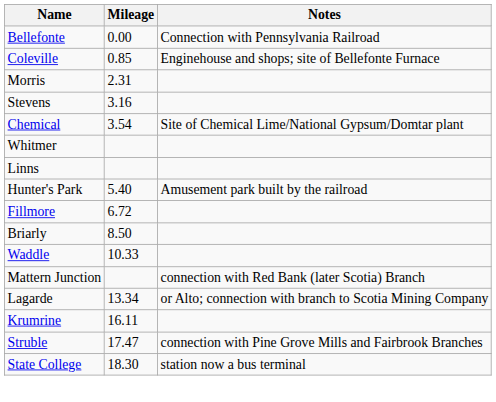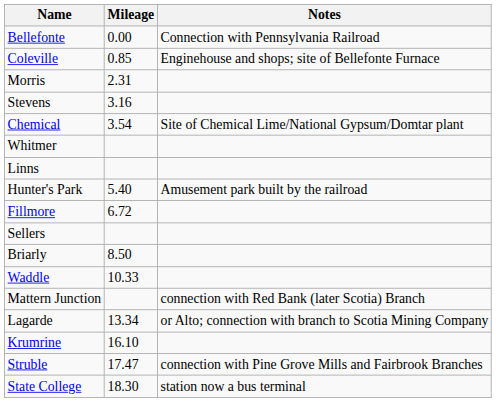+ row: (26, 233)
(123, 320) 16.11 -> (123, 342) 16.10
